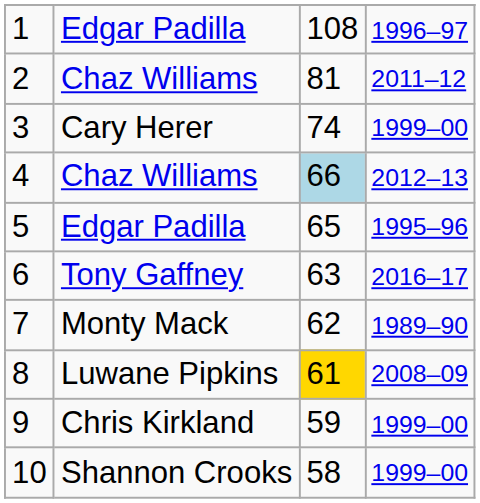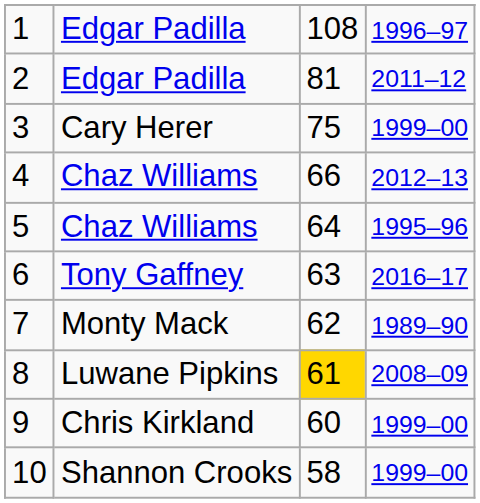(159, 78) Chaz Williams -> (153, 78) Edgar Padilla
(324, 127) 74 -> (324, 127) 75
(324, 176) lightblue background -> (324, 176) no background
(153, 226) Edgar Padilla -> (159, 226) Chaz Williams
(324, 226) 65 -> (324, 226) 64
(324, 422) 59 -> (324, 422) 60
